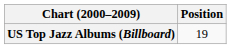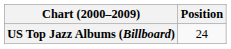(202, 33) 19 -> (202, 33) 24
